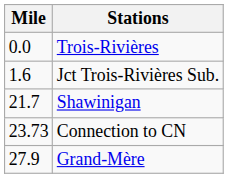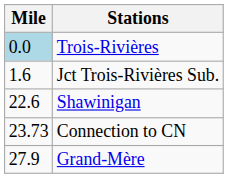(20, 46) no background -> (20, 46) lightblue background
(24, 103) 21.7 -> (24, 103) 22.6
